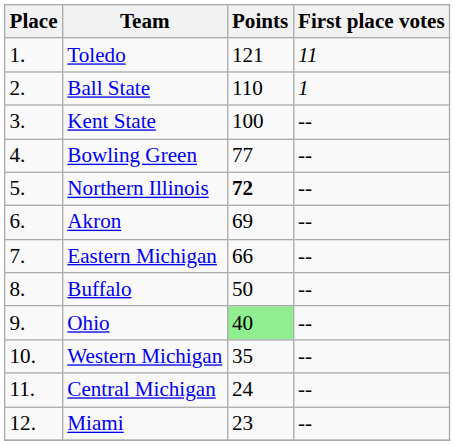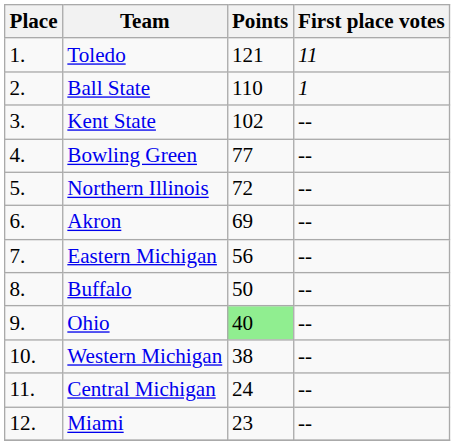(248, 121) 100 -> (248, 121) 102
(243, 188) bold -> (243, 188) normal
(243, 255) 66 -> (243, 255) 56
(243, 356) 35 -> (243, 356) 38
